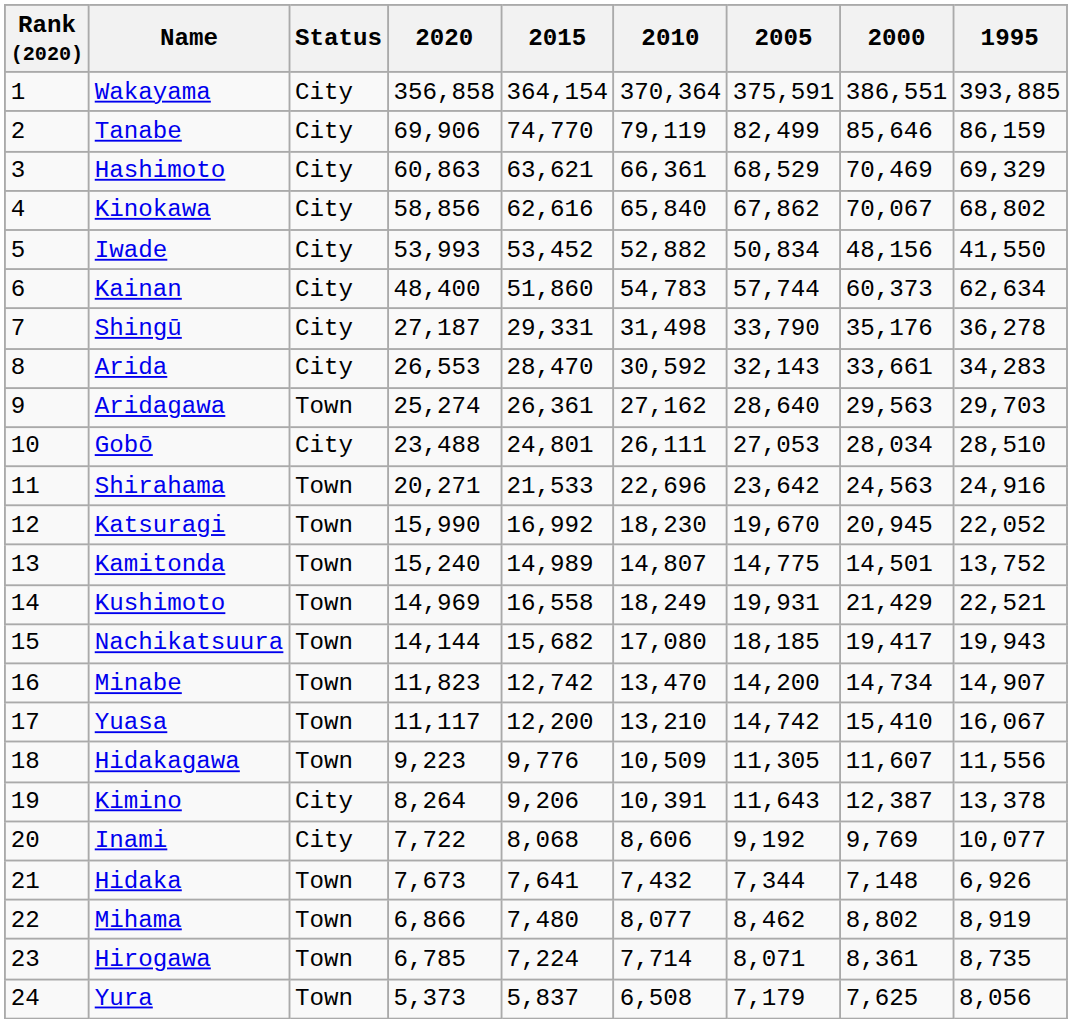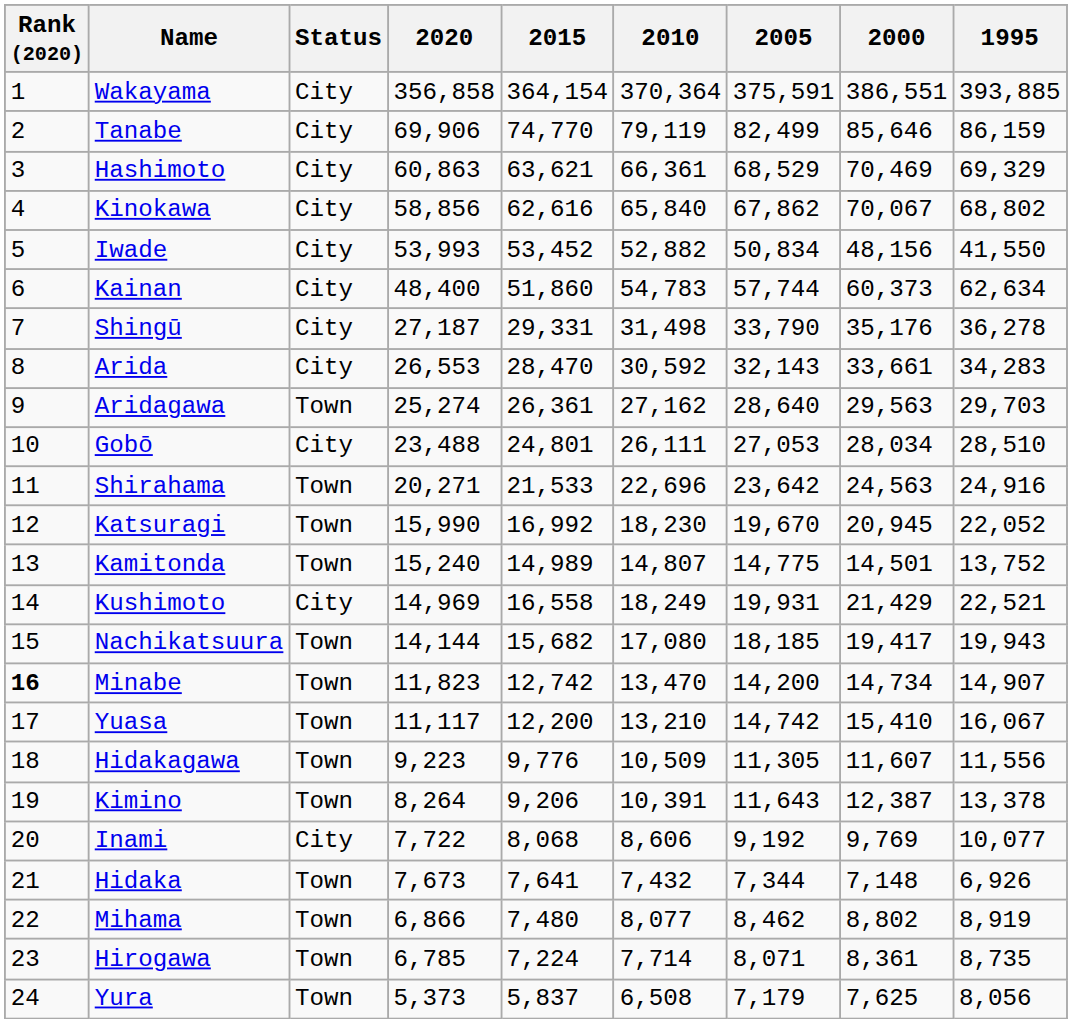(324, 604) Town -> (324, 604) City
(25, 683) normal -> (25, 683) bold
(324, 801) City -> (324, 801) Town
